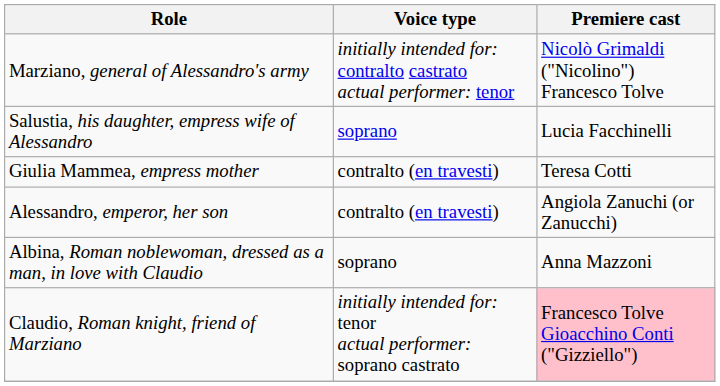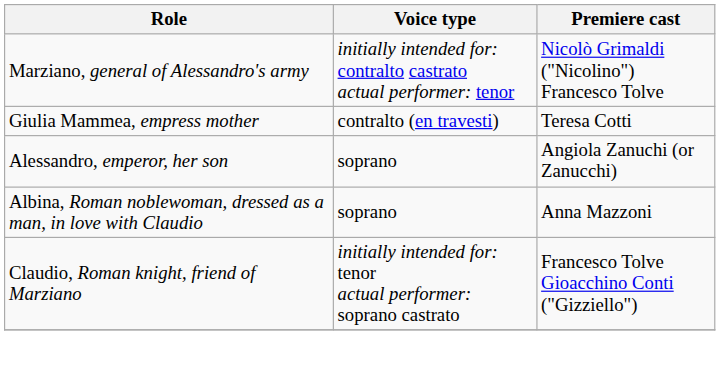- row: (152, 131)
(418, 211) contralto (en travesti) -> (367, 161) soprano
(607, 334) pink background -> (607, 283) no background
